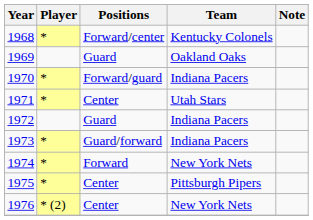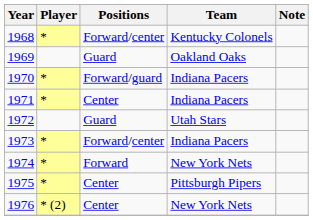(198, 99) Utah Stars -> (209, 99) Indiana Pacers
(209, 120) Indiana Pacers -> (198, 120) Utah Stars
(123, 141) Guard/forward -> (124, 141) Forward/center
